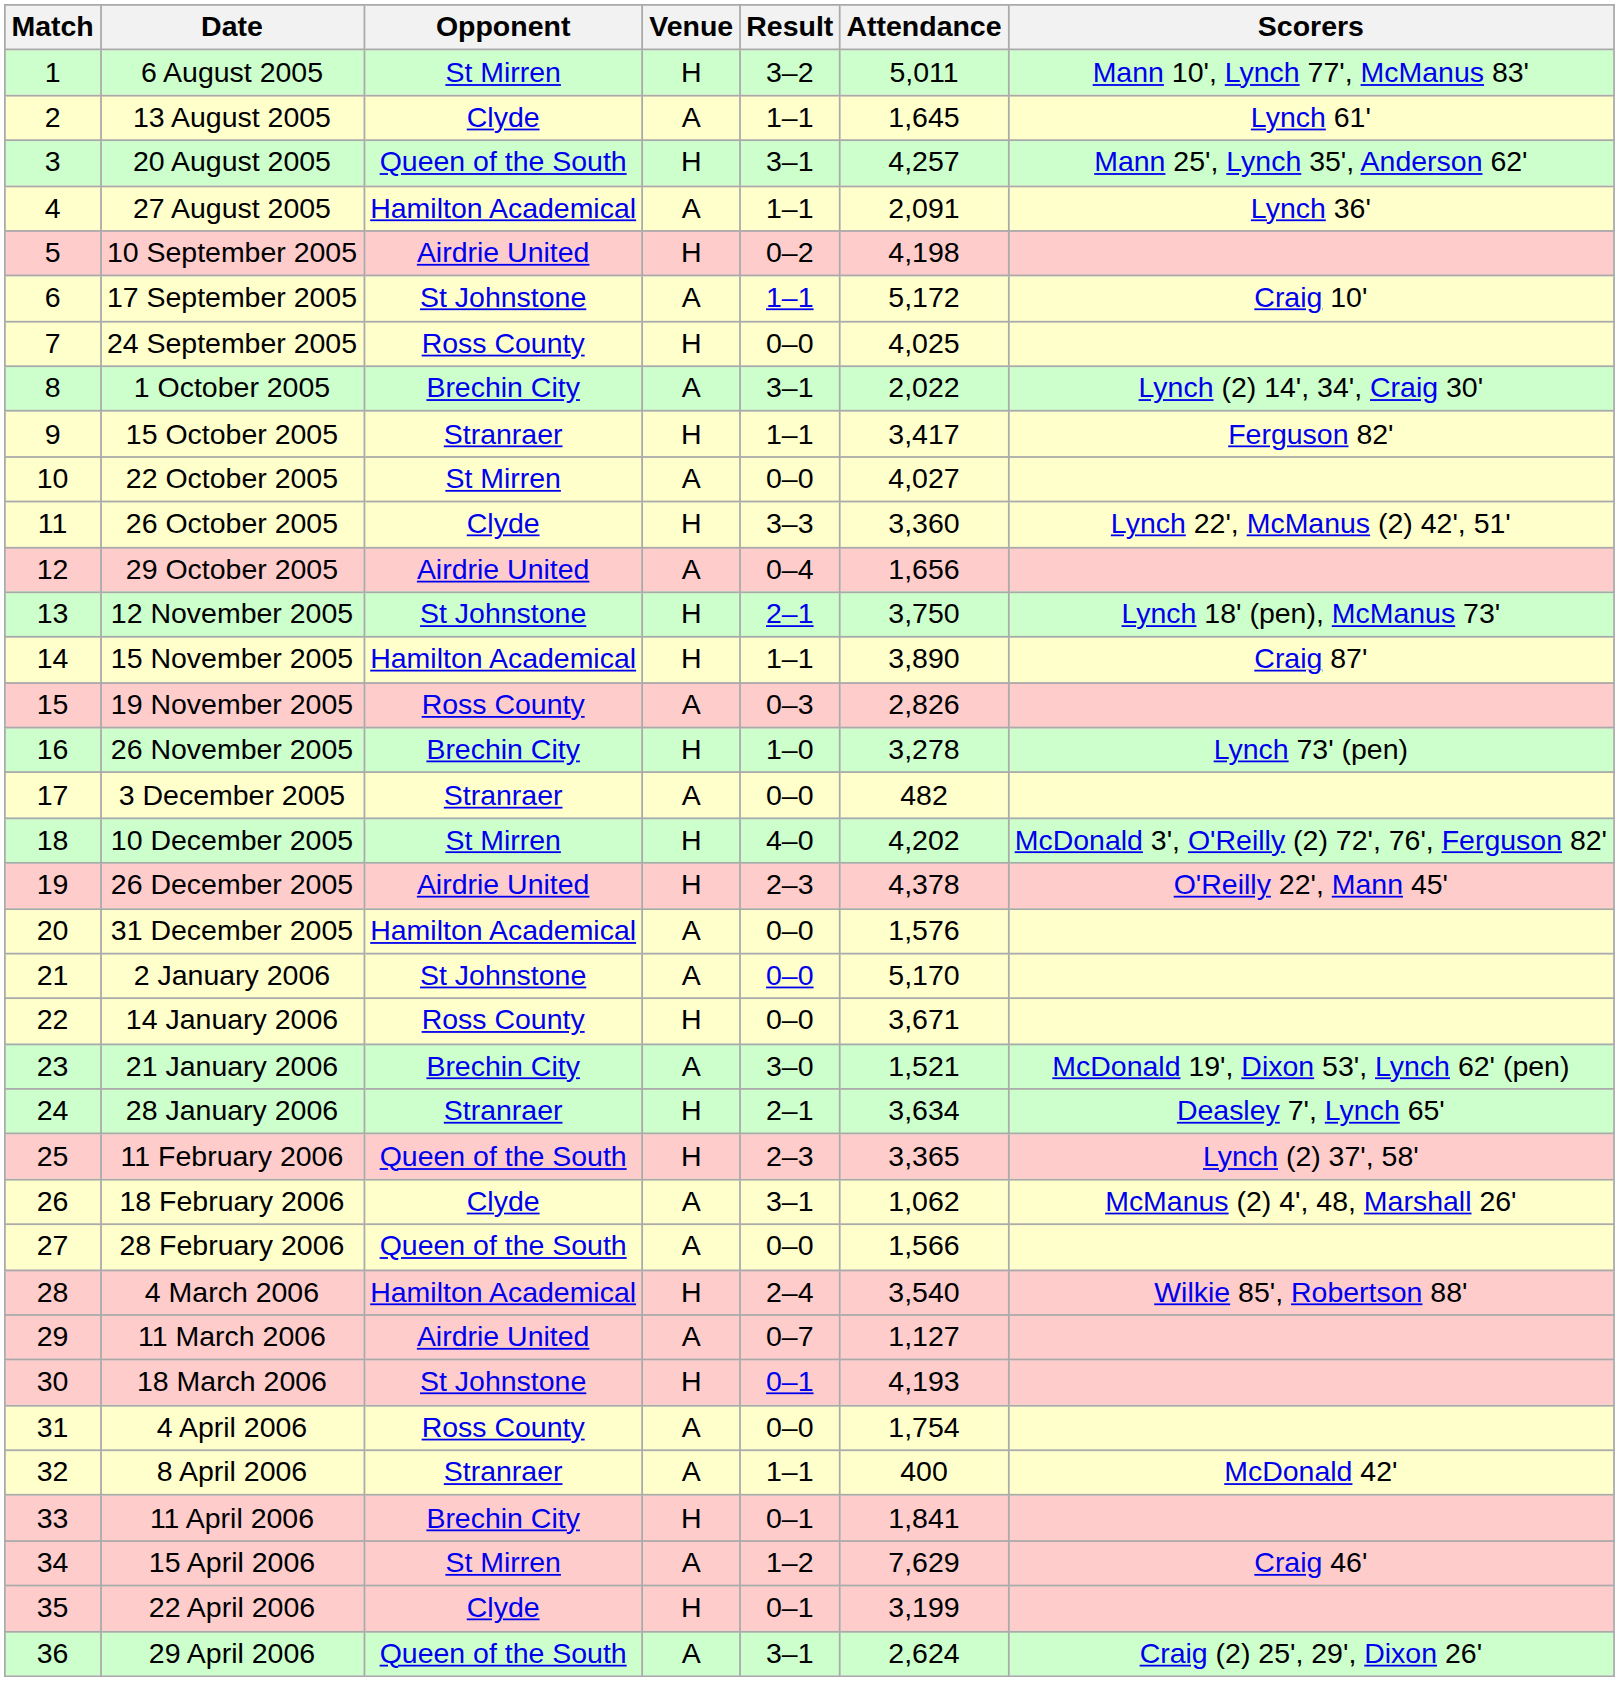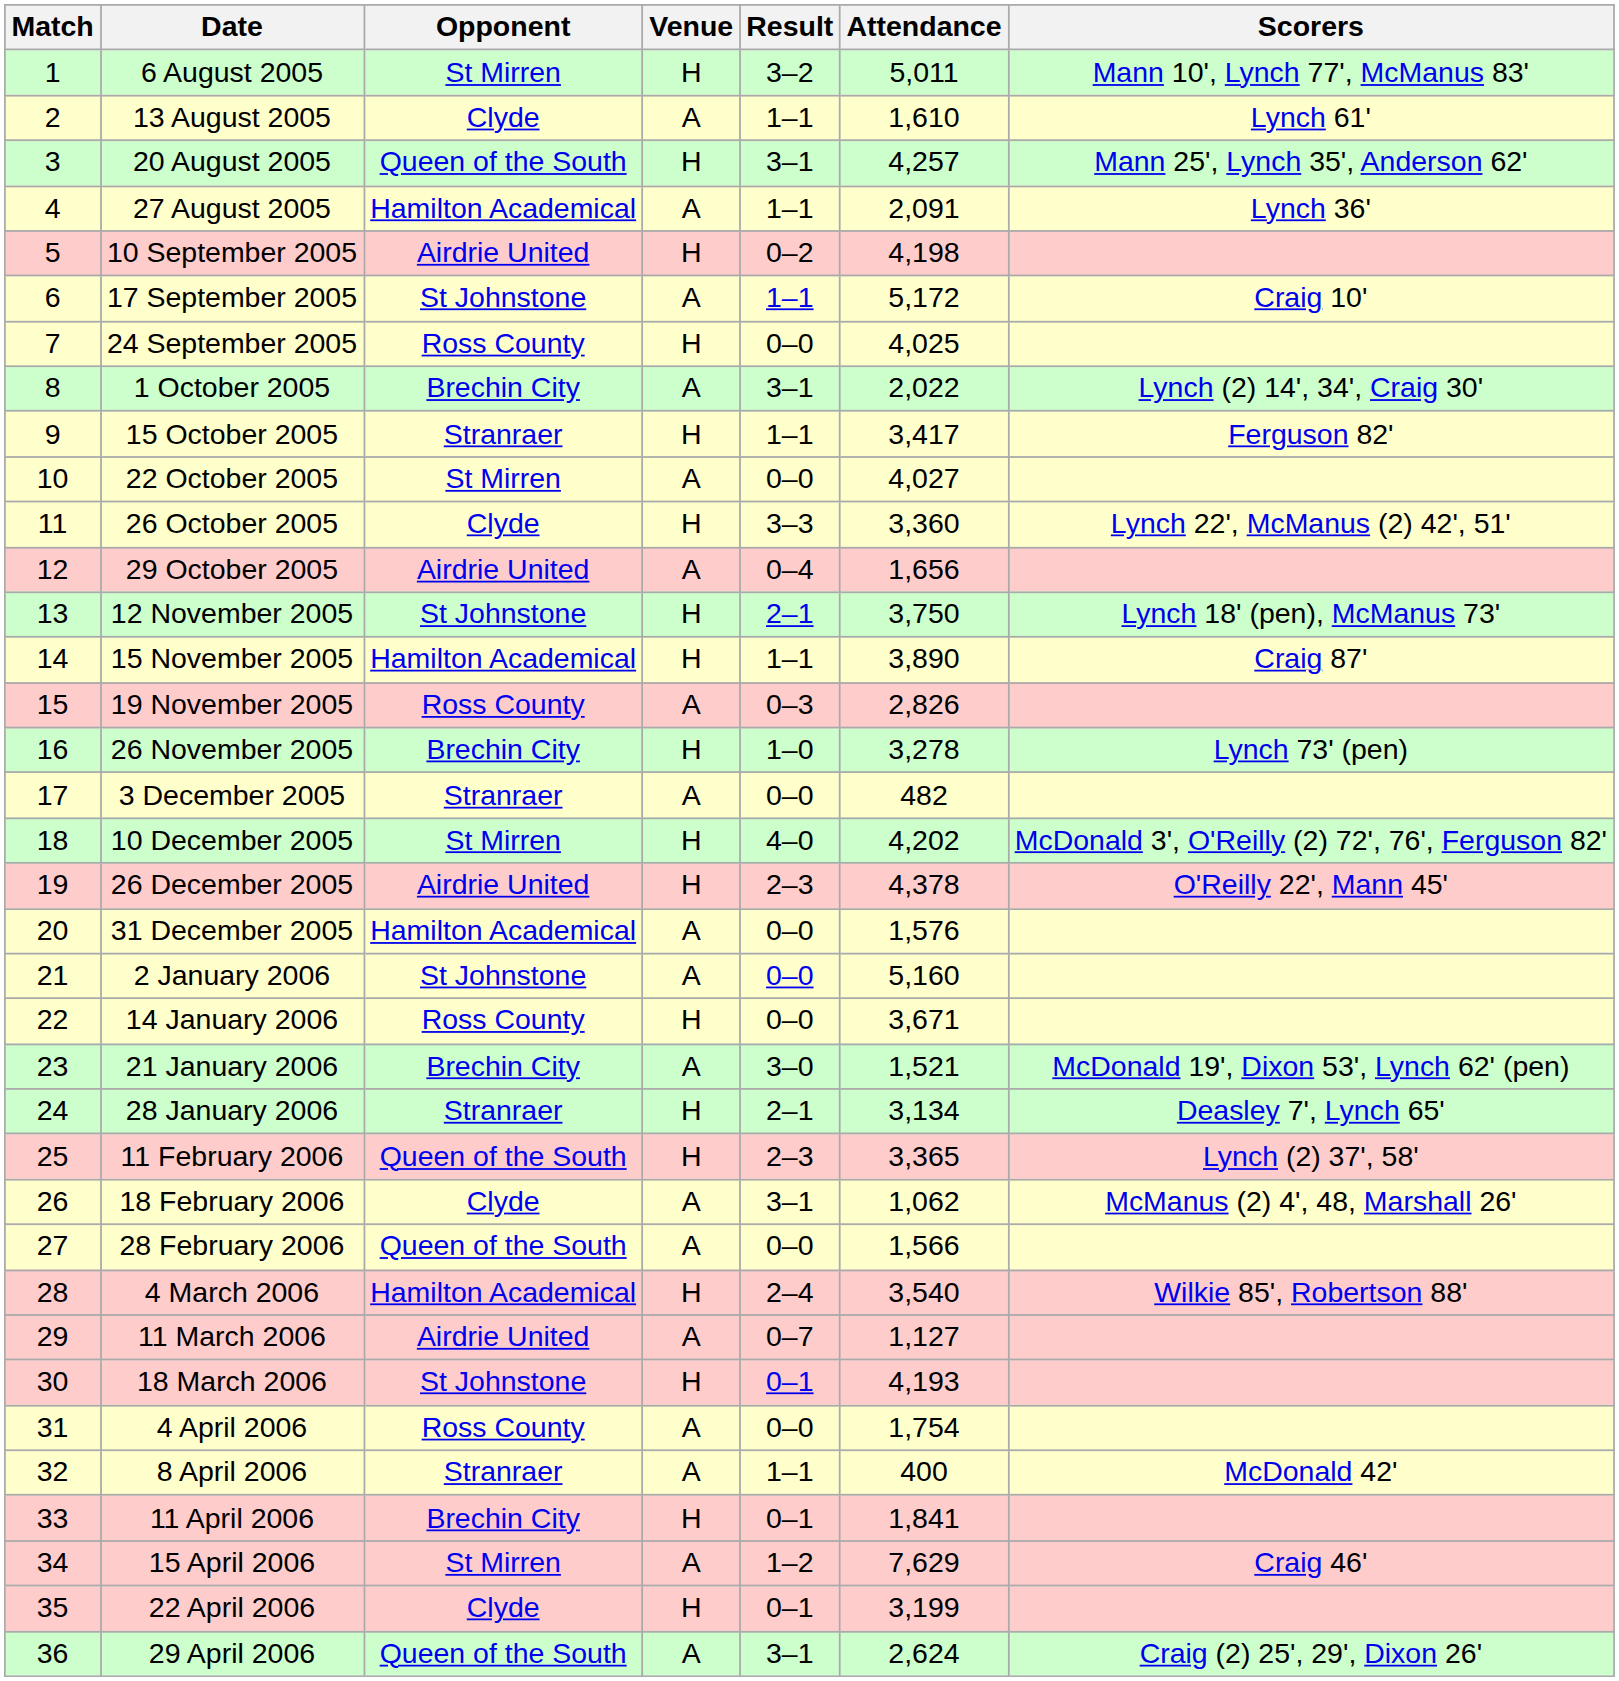(924, 117) 1,645 -> (924, 117) 1,610
(924, 975) 5,170 -> (924, 975) 5,160
(924, 1111) 3,634 -> (924, 1111) 3,134
